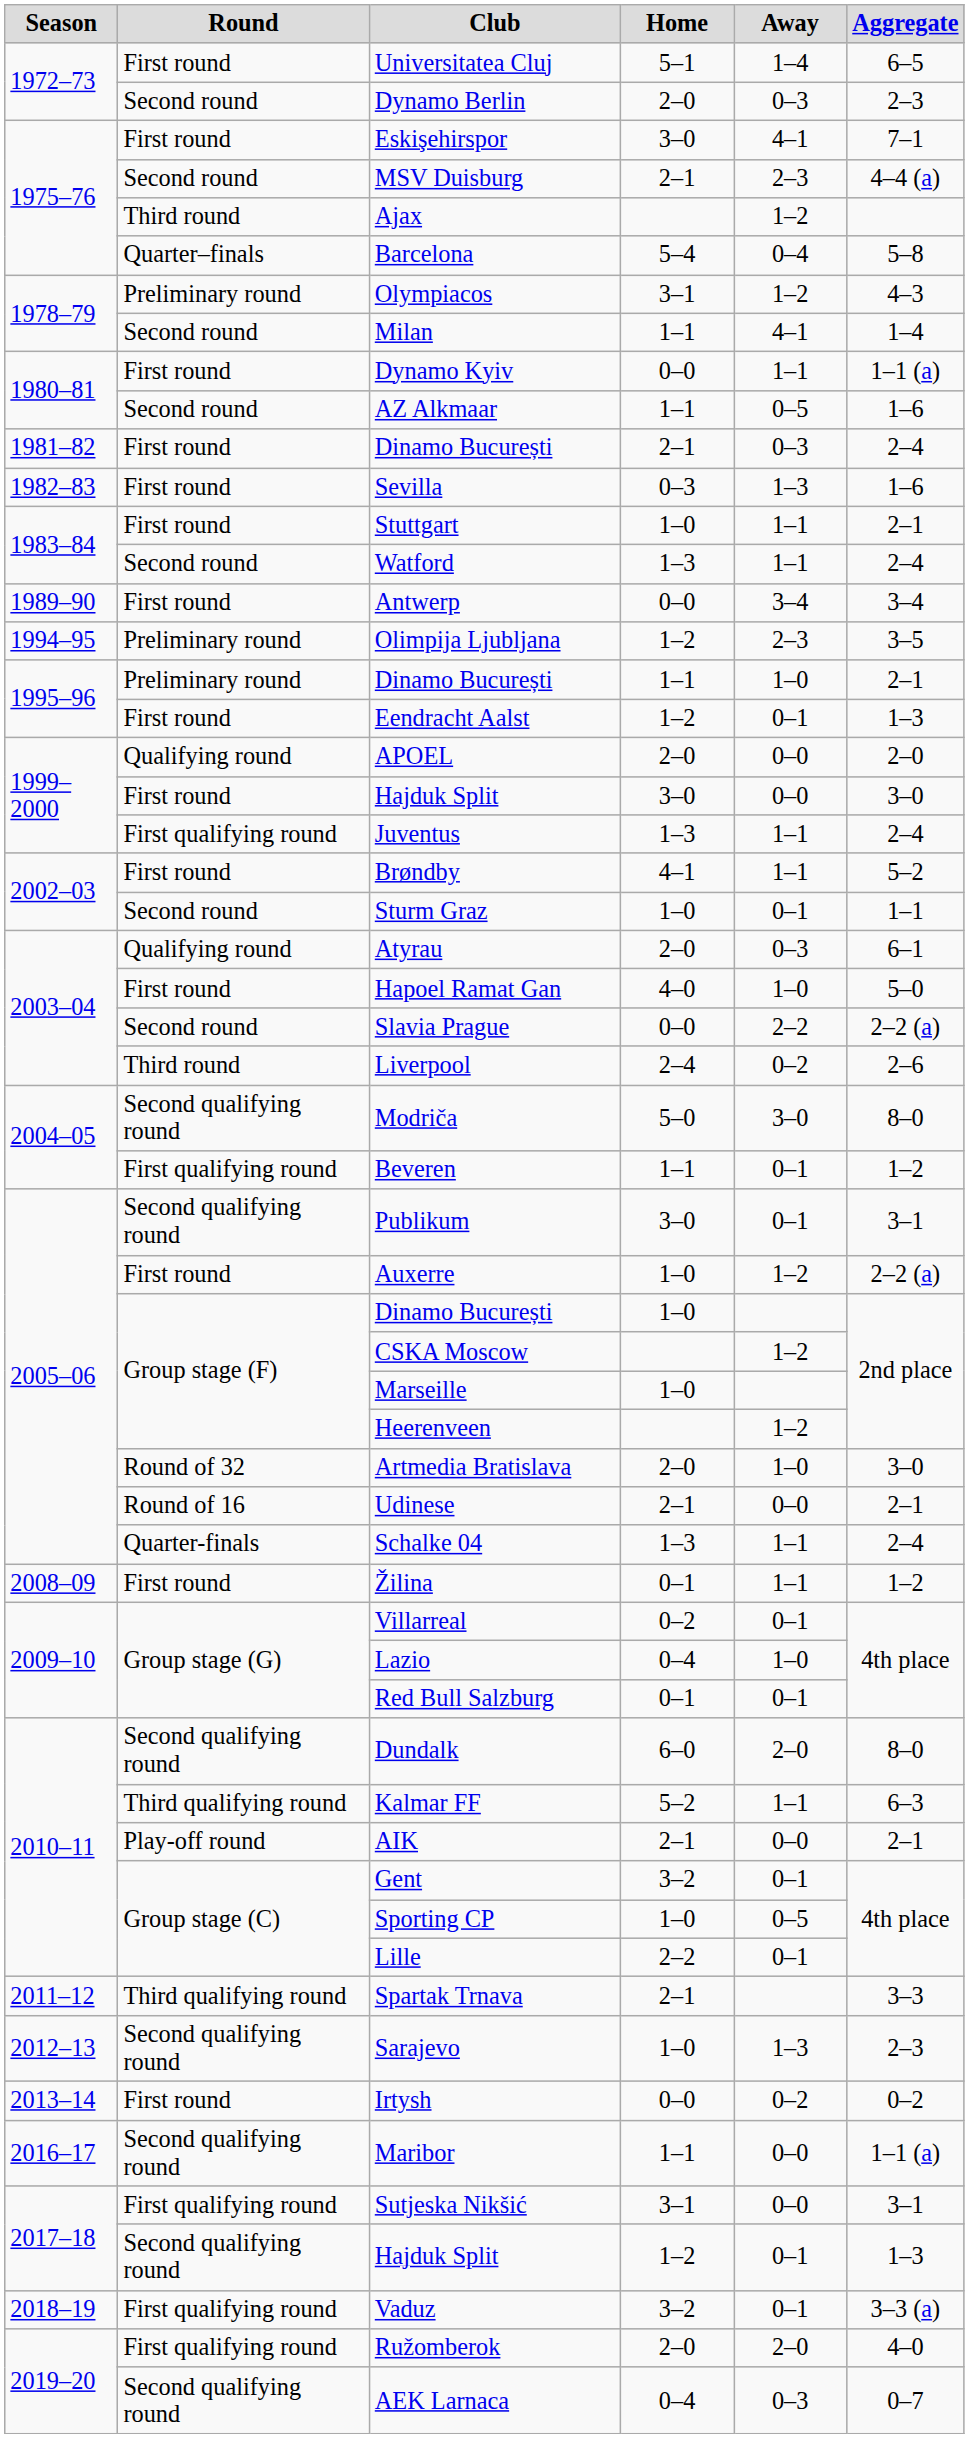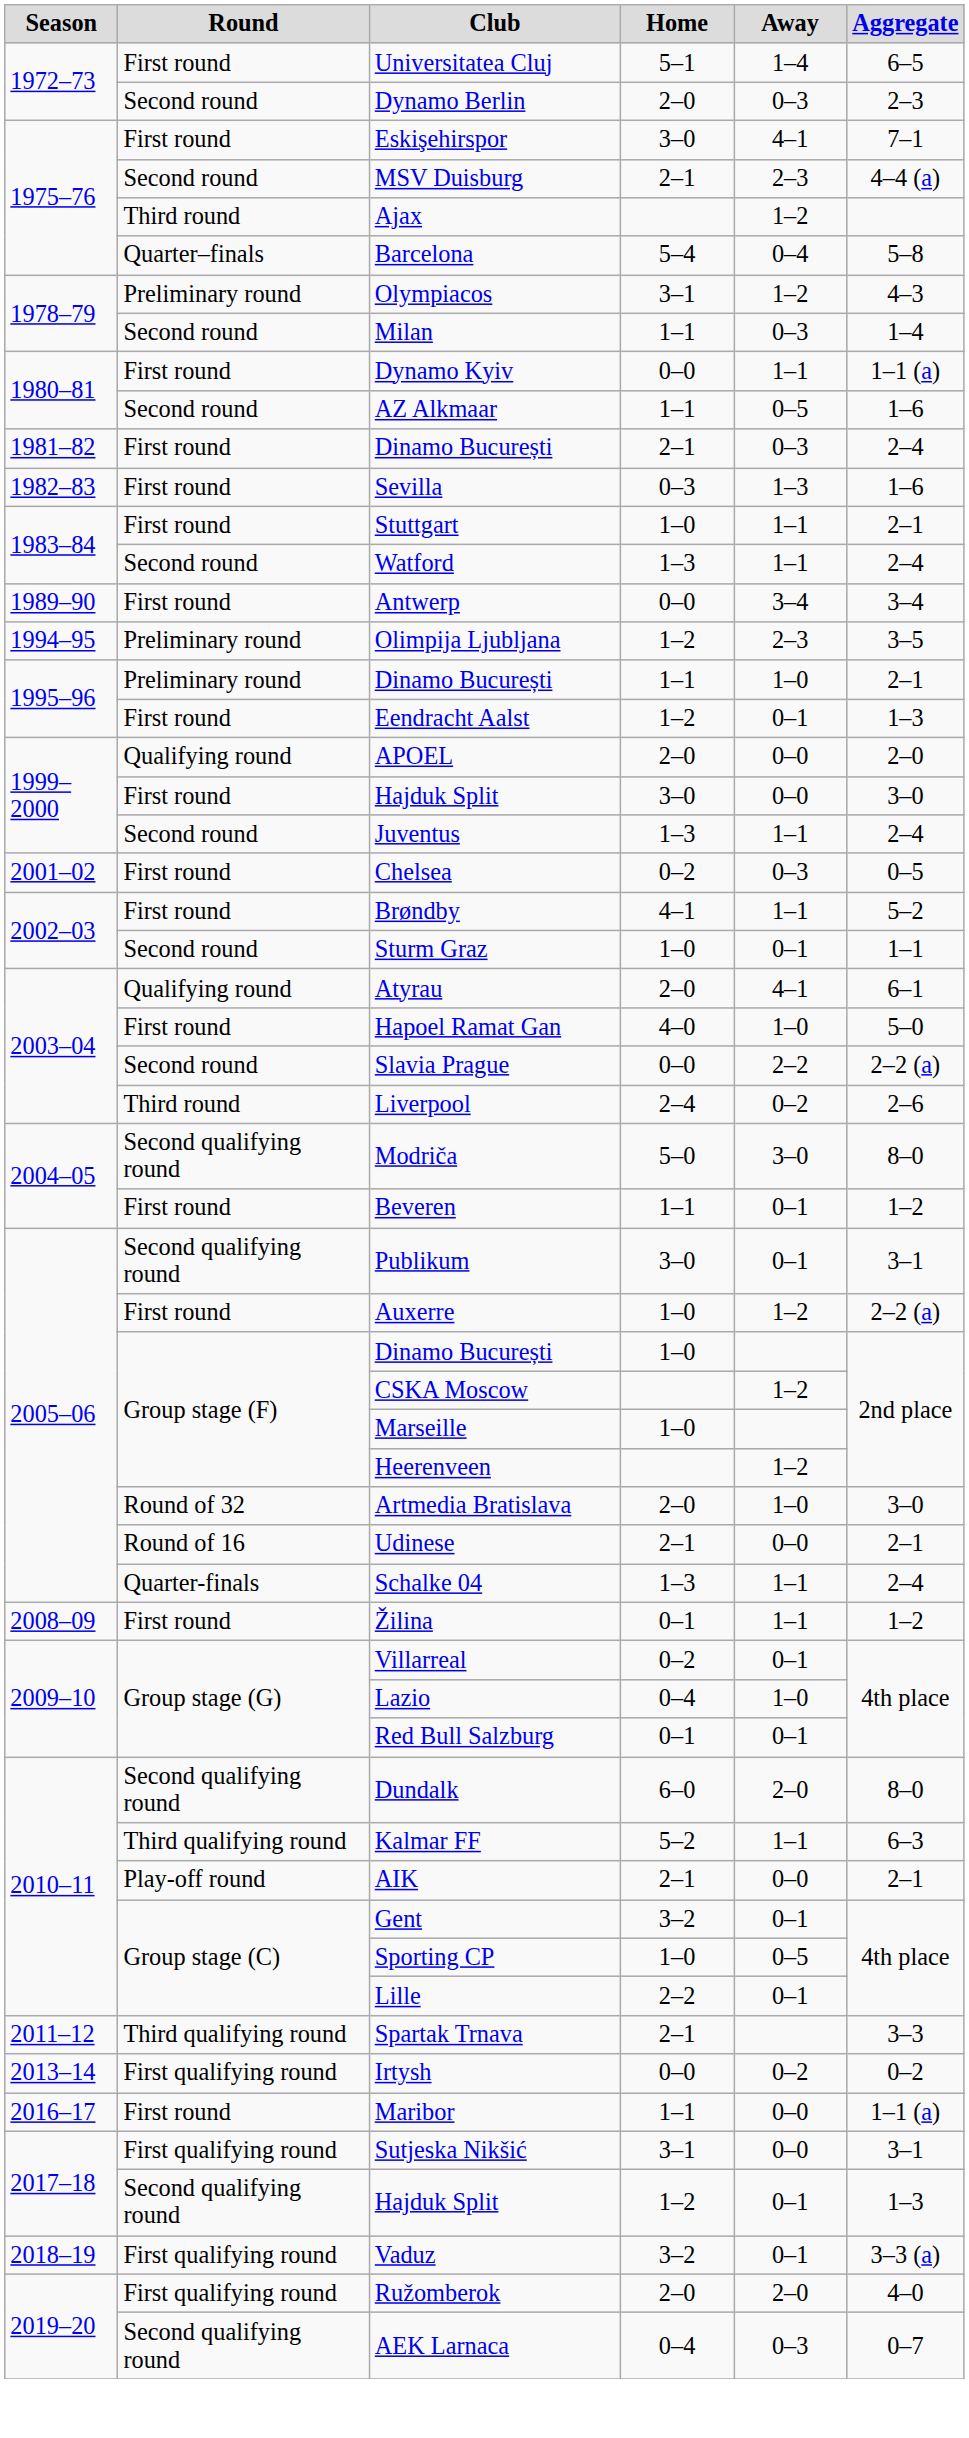(790, 332) 4–1 -> (790, 332) 0–3
(230, 833) First qualifying round -> (191, 833) Second round
+ row: (53, 872)
(790, 949) 0–3 -> (790, 988) 4–1
(230, 1169) First qualifying round -> (177, 1208) First round
- row: (53, 2048)
(177, 2100) First round -> (230, 2072) First qualifying round
(212, 2152) Second qualifying round -> (177, 2111) First round
